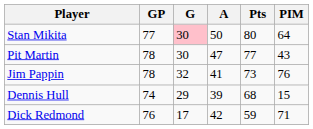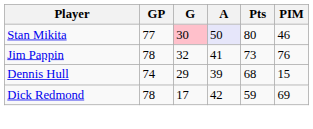(216, 34) no background -> (216, 34) lavender background
(284, 34) 64 -> (284, 34) 46
- row: (33, 54)
(149, 114) 76 -> (149, 94) 78
(284, 114) 71 -> (284, 94) 69
